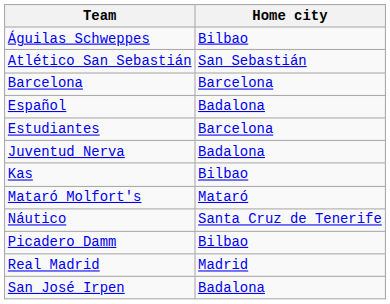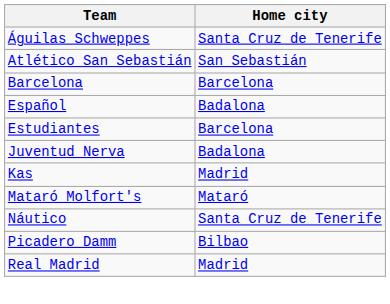(223, 39) Bilbao -> (290, 39) Santa Cruz de Tenerife
(223, 175) Bilbao -> (223, 175) Madrid
- row: (66, 288)
